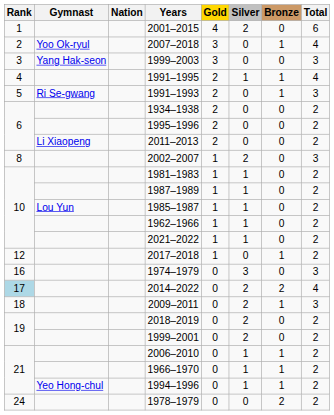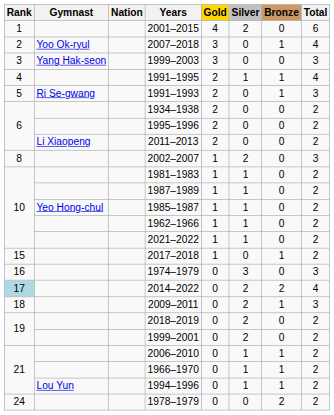(55, 207) Lou Yun -> (70, 207) Yeo Hong-chul
(19, 256) 12 -> (19, 256) 15
(70, 386) Yeo Hong-chul -> (55, 386) Lou Yun
